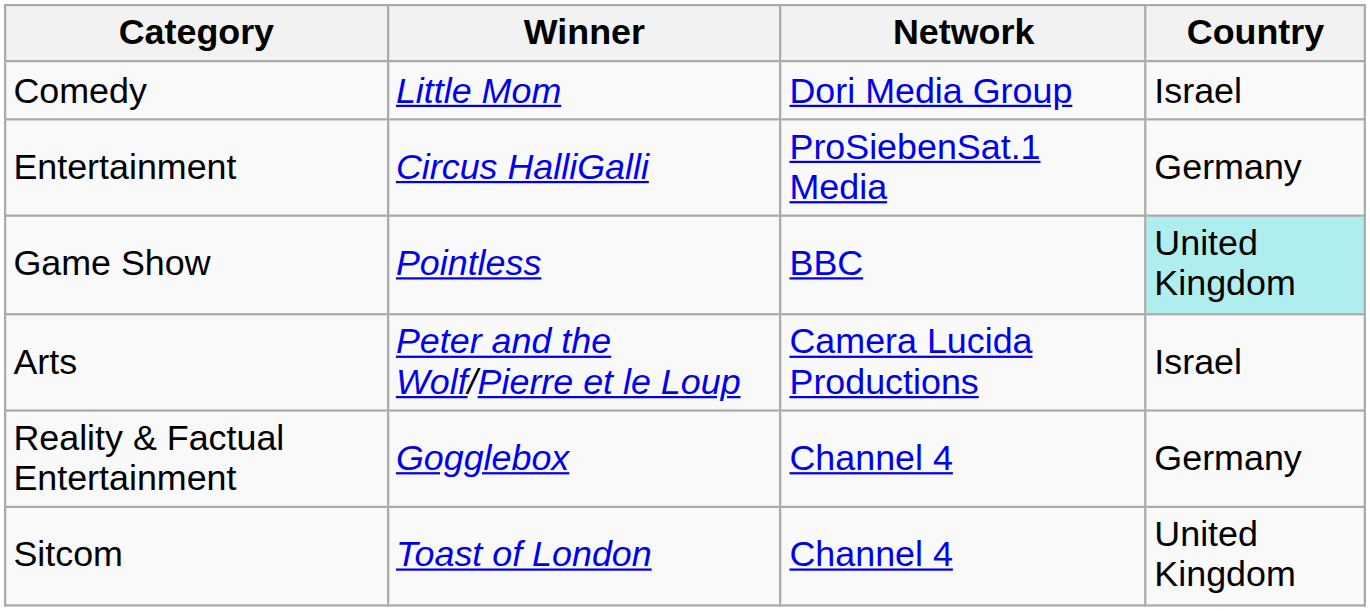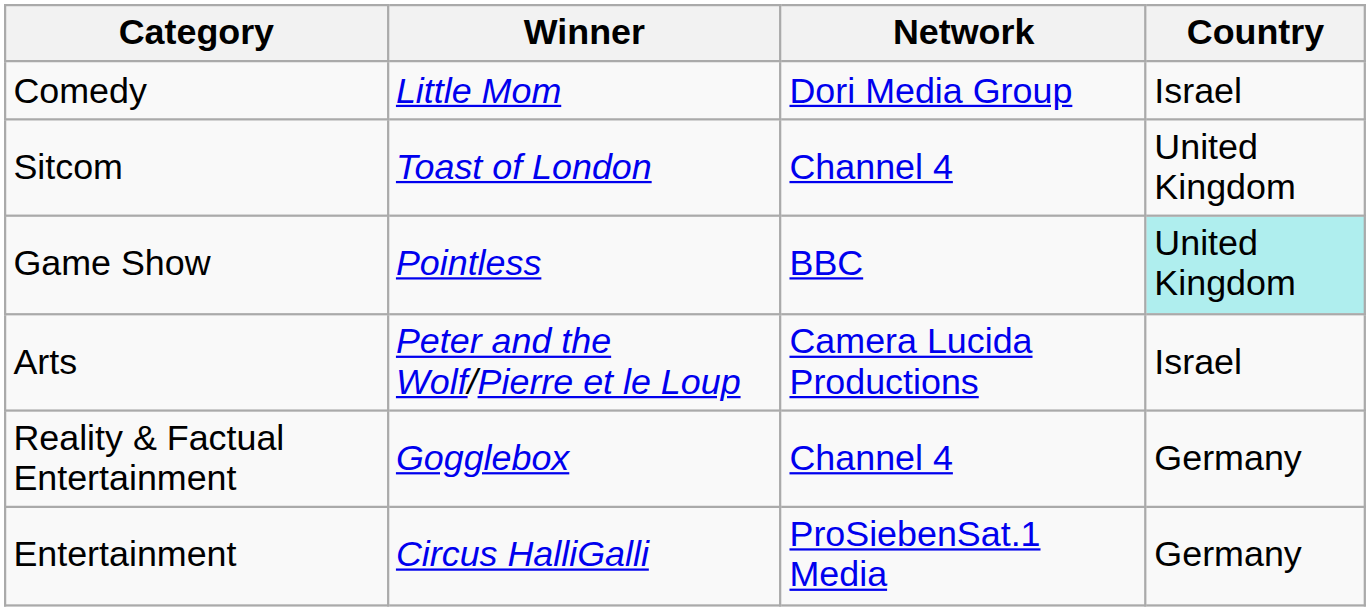rows swapped: (68, 555) <-> (125, 166)
